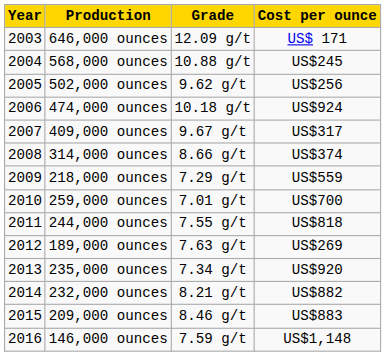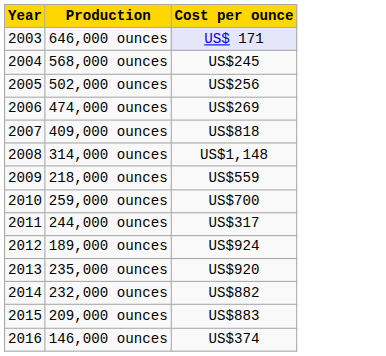- column: (213, 16)
(317, 39) no background -> (234, 39) lavender background
(317, 108) US$924 -> (234, 108) US$269
(317, 132) US$317 -> (234, 132) US$818
(317, 155) US$374 -> (234, 155) US$1,148
(317, 224) US$818 -> (234, 224) US$317
(317, 247) US$269 -> (234, 247) US$924
(317, 339) US$1,148 -> (234, 339) US$374
